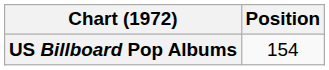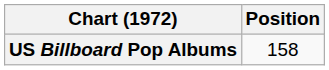(283, 49) 154 -> (283, 49) 158
